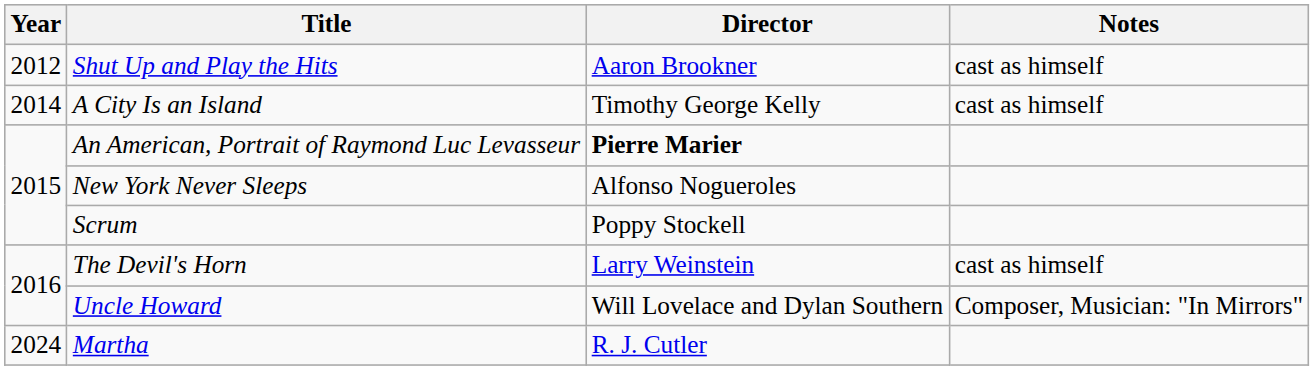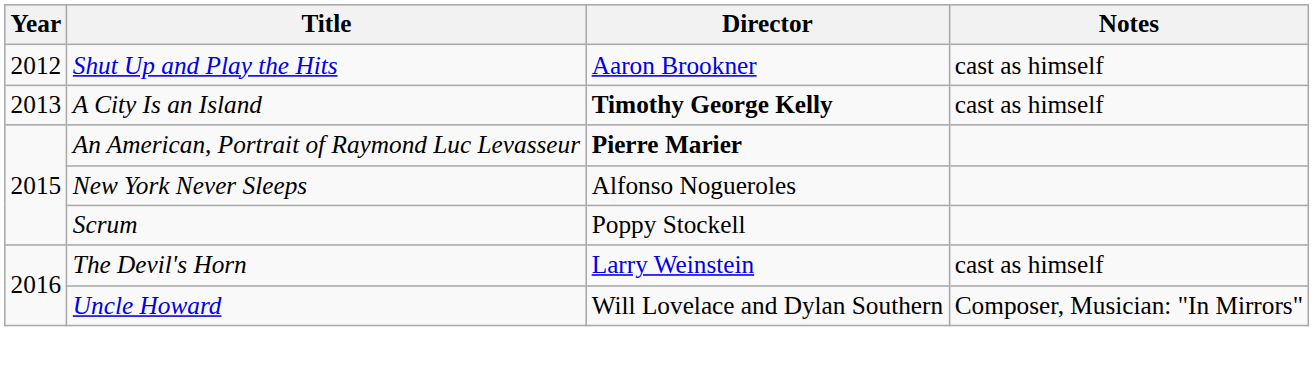(36, 104) 2014 -> (36, 104) 2013
(706, 104) normal -> (712, 104) bold
- row: (111, 345)
